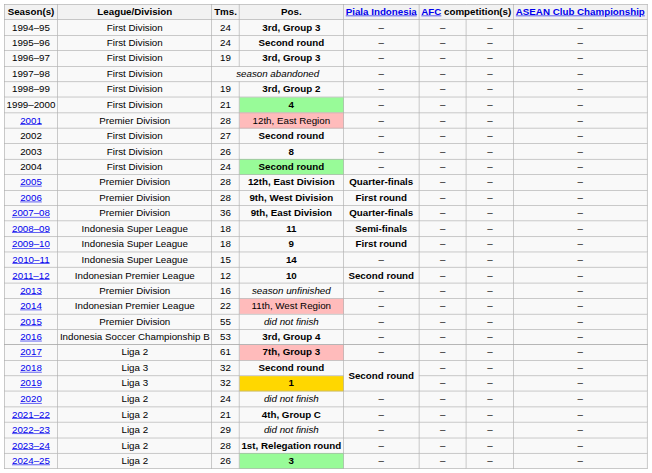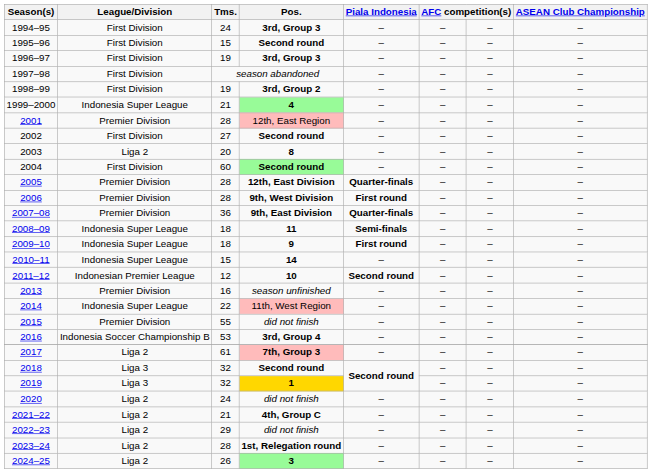(226, 43) 24 -> (226, 43) 15
(135, 105) First Division -> (135, 105) Indonesia Super League
(135, 151) First Division -> (135, 151) Liga 2
(226, 151) 26 -> (226, 151) 20
(226, 167) 24 -> (226, 167) 60
(135, 306) Indonesian Premier League -> (135, 306) Indonesia Super League
